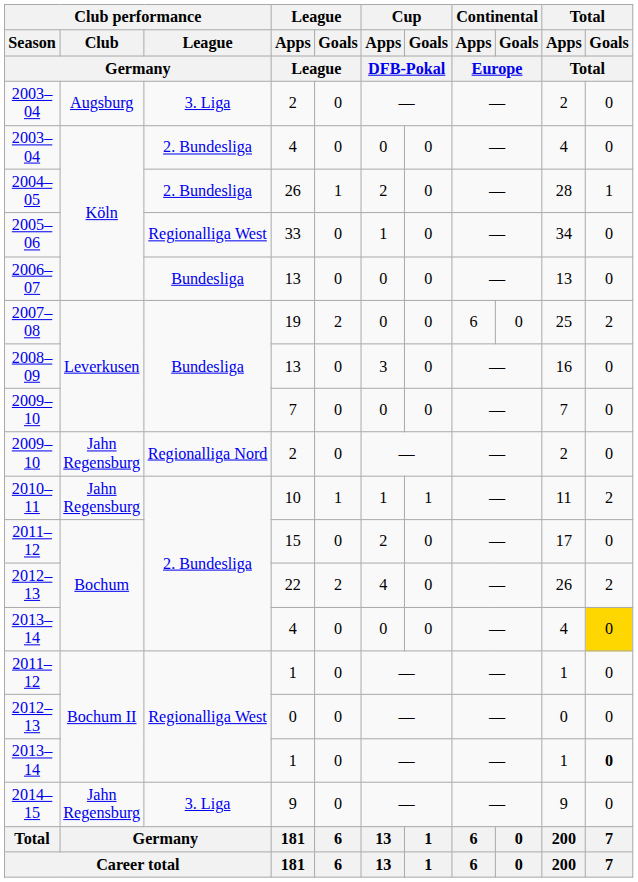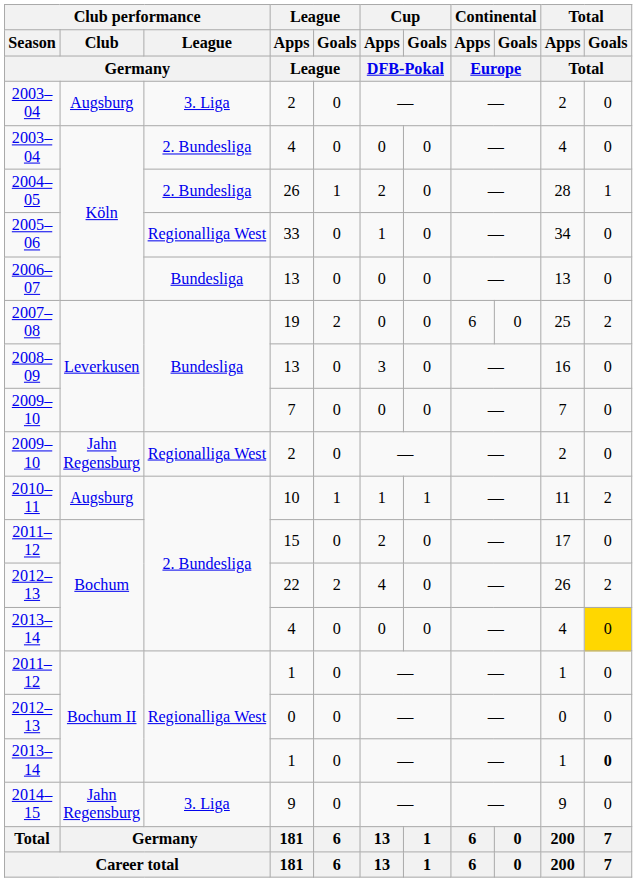(208, 453) Regionalliga Nord -> (207, 453) Regionalliga West
(102, 497) Jahn Regensburg -> (102, 497) Augsburg
